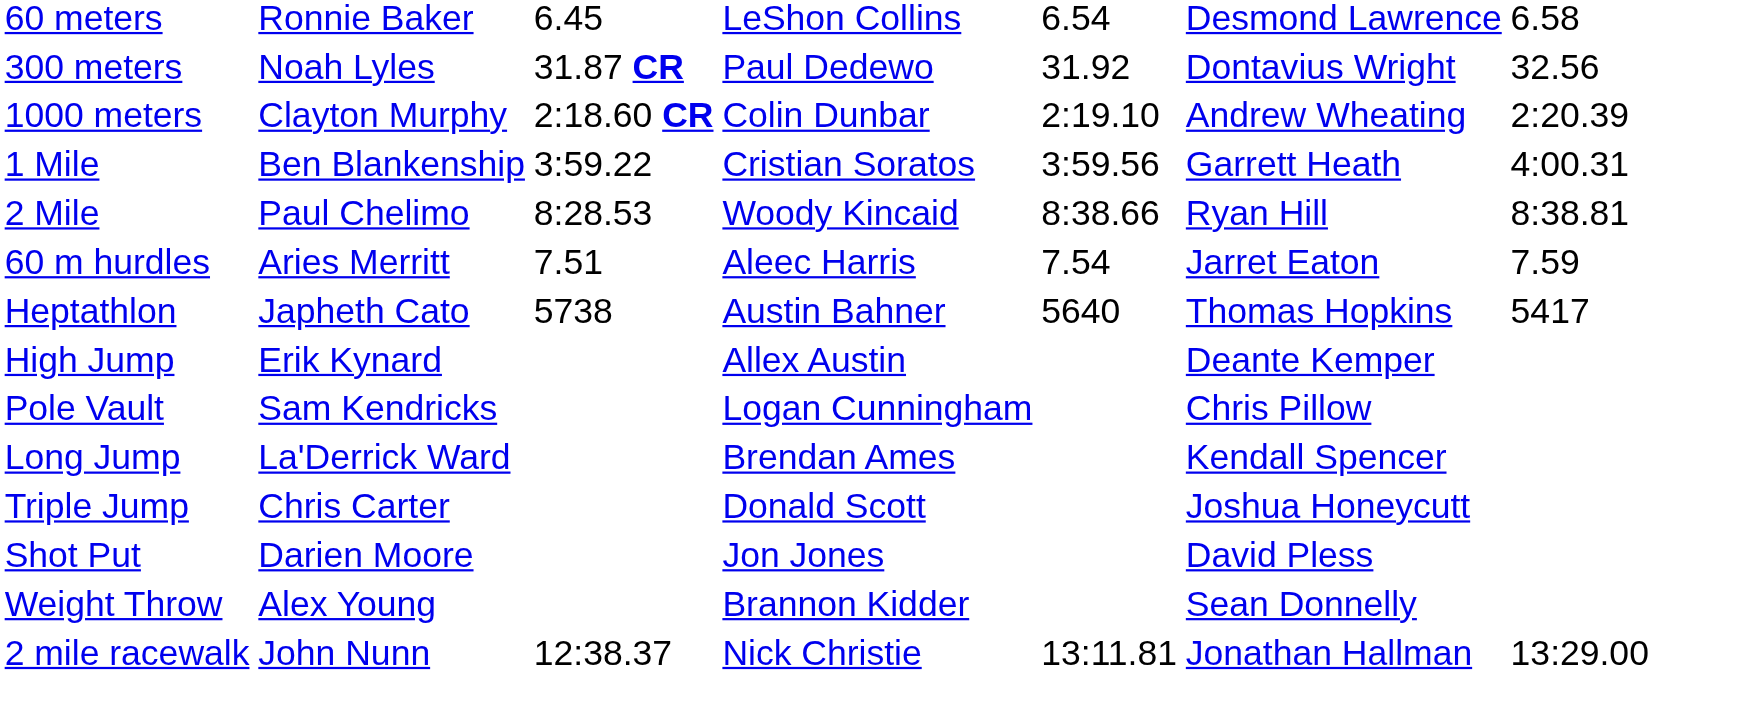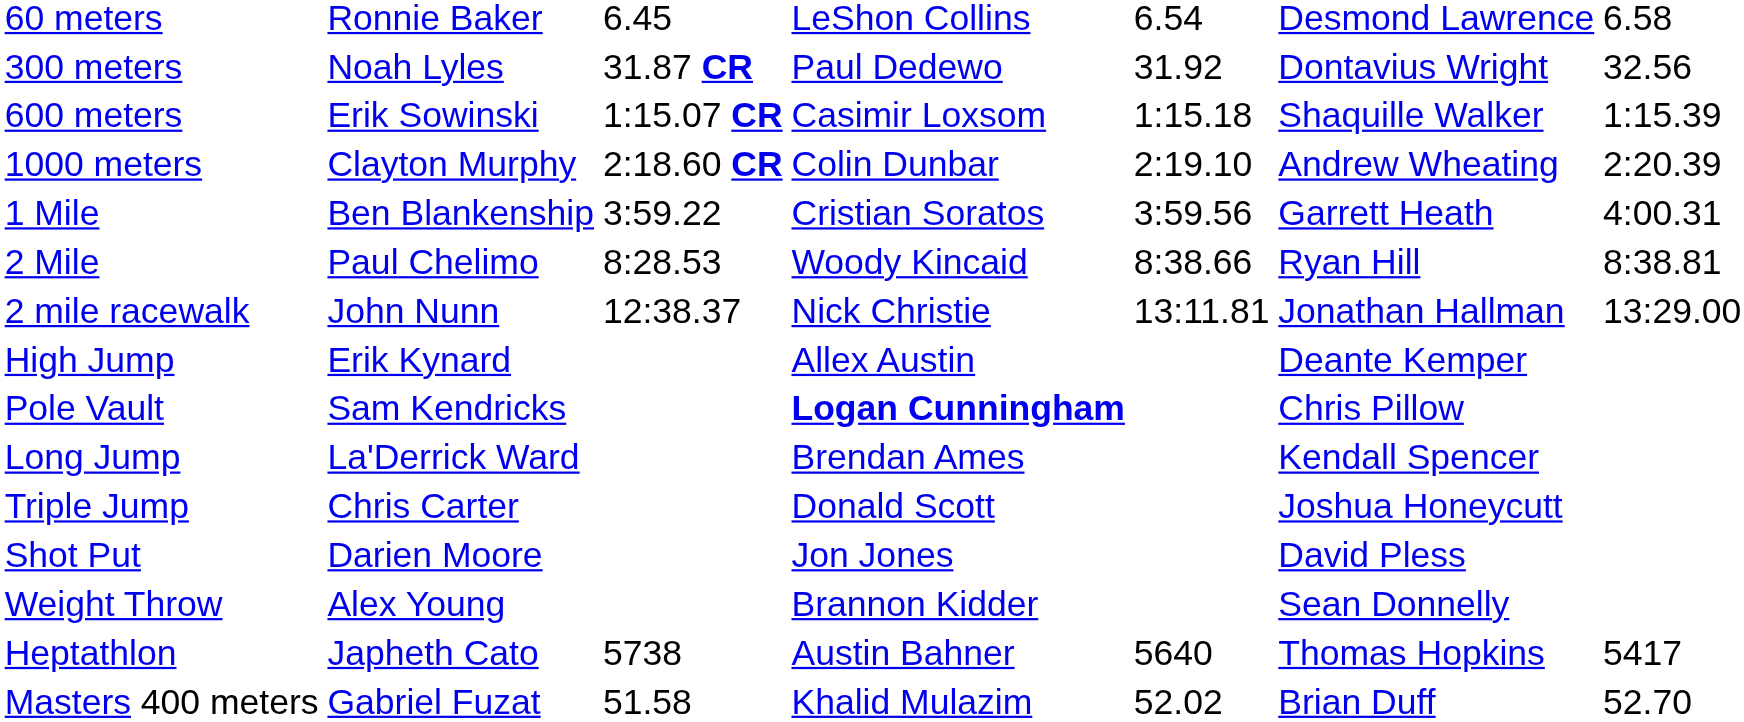+ row: (94, 115)
- row: (107, 262)
rows swapped: (127, 652) <-> (91, 311)
(877, 408) normal -> (958, 408) bold
+ row: (162, 701)
